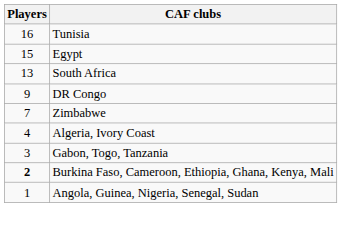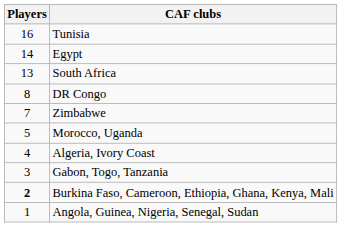(27, 53) 15 -> (27, 53) 14
(27, 93) 9 -> (27, 93) 8
+ row: (98, 133)
